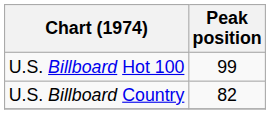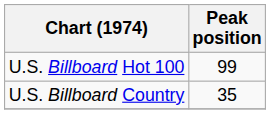(227, 94) 82 -> (227, 94) 35
